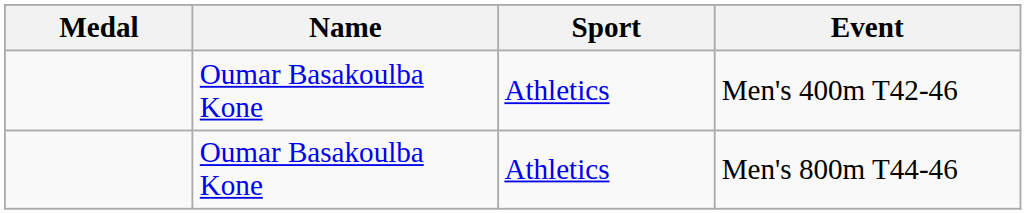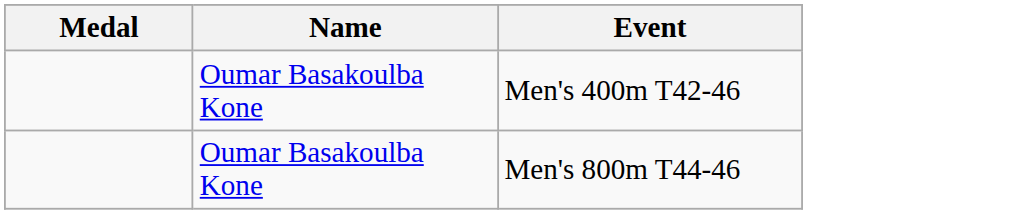- column: (606, 27)
